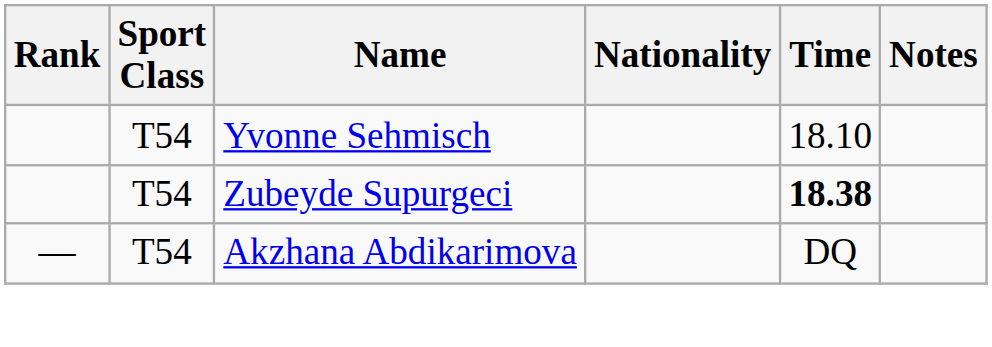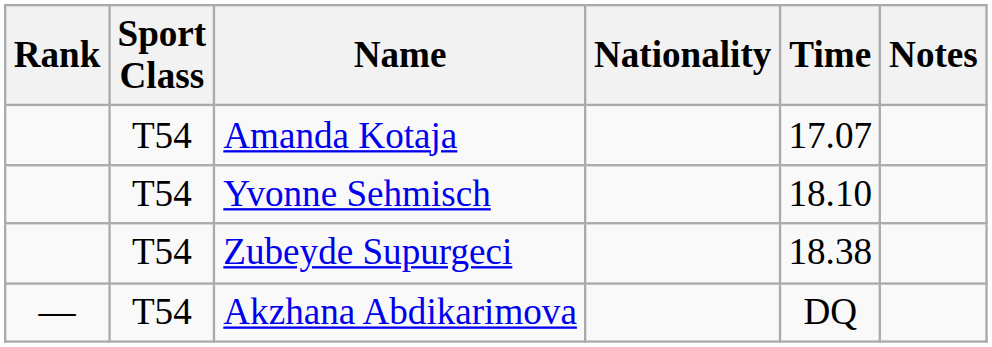+ row: (340, 134)
(830, 193) bold -> (830, 252) normal
